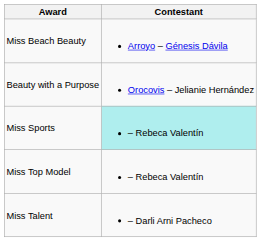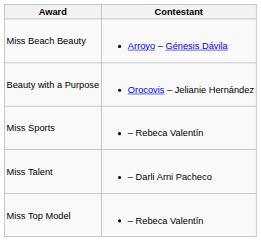(179, 133) paleturquoise background -> (179, 133) no background
rows swapped: (30, 215) <-> (39, 172)
